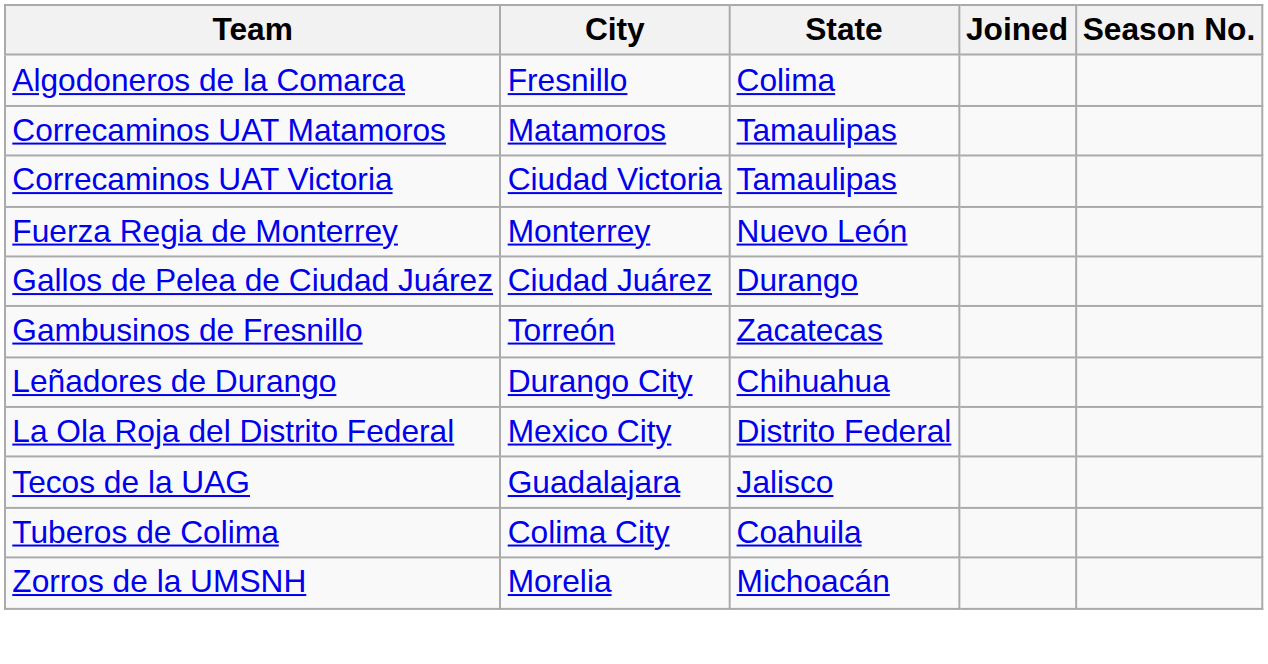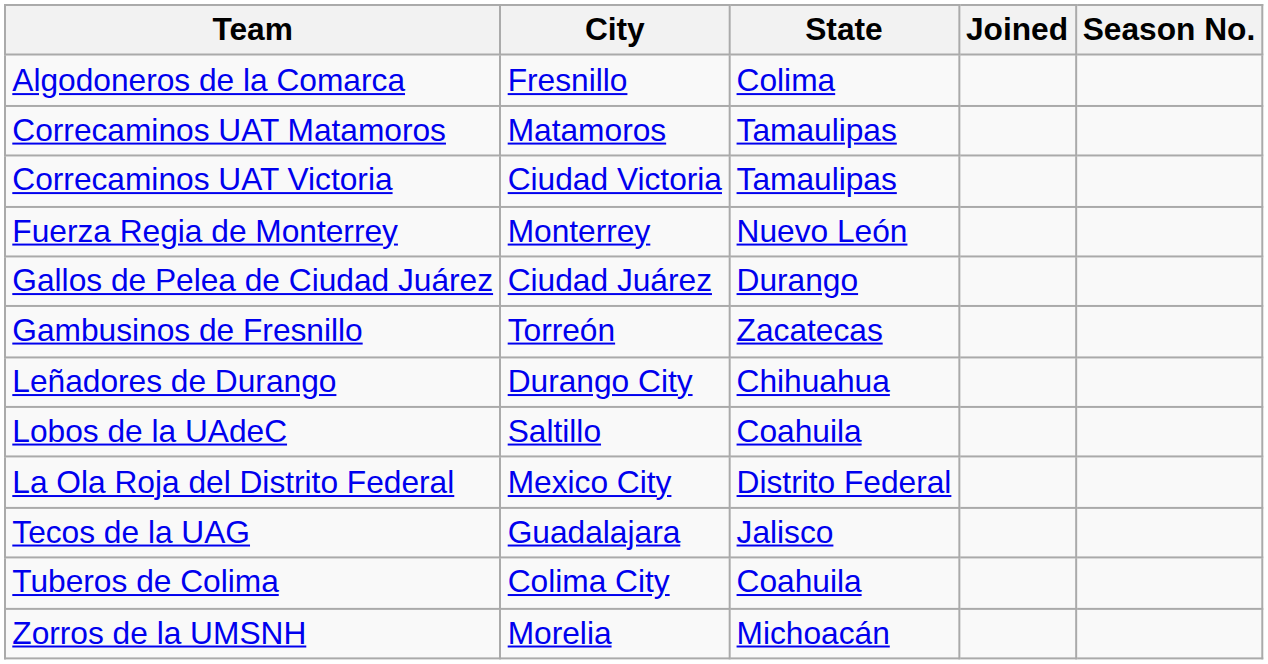+ row: (150, 431)
